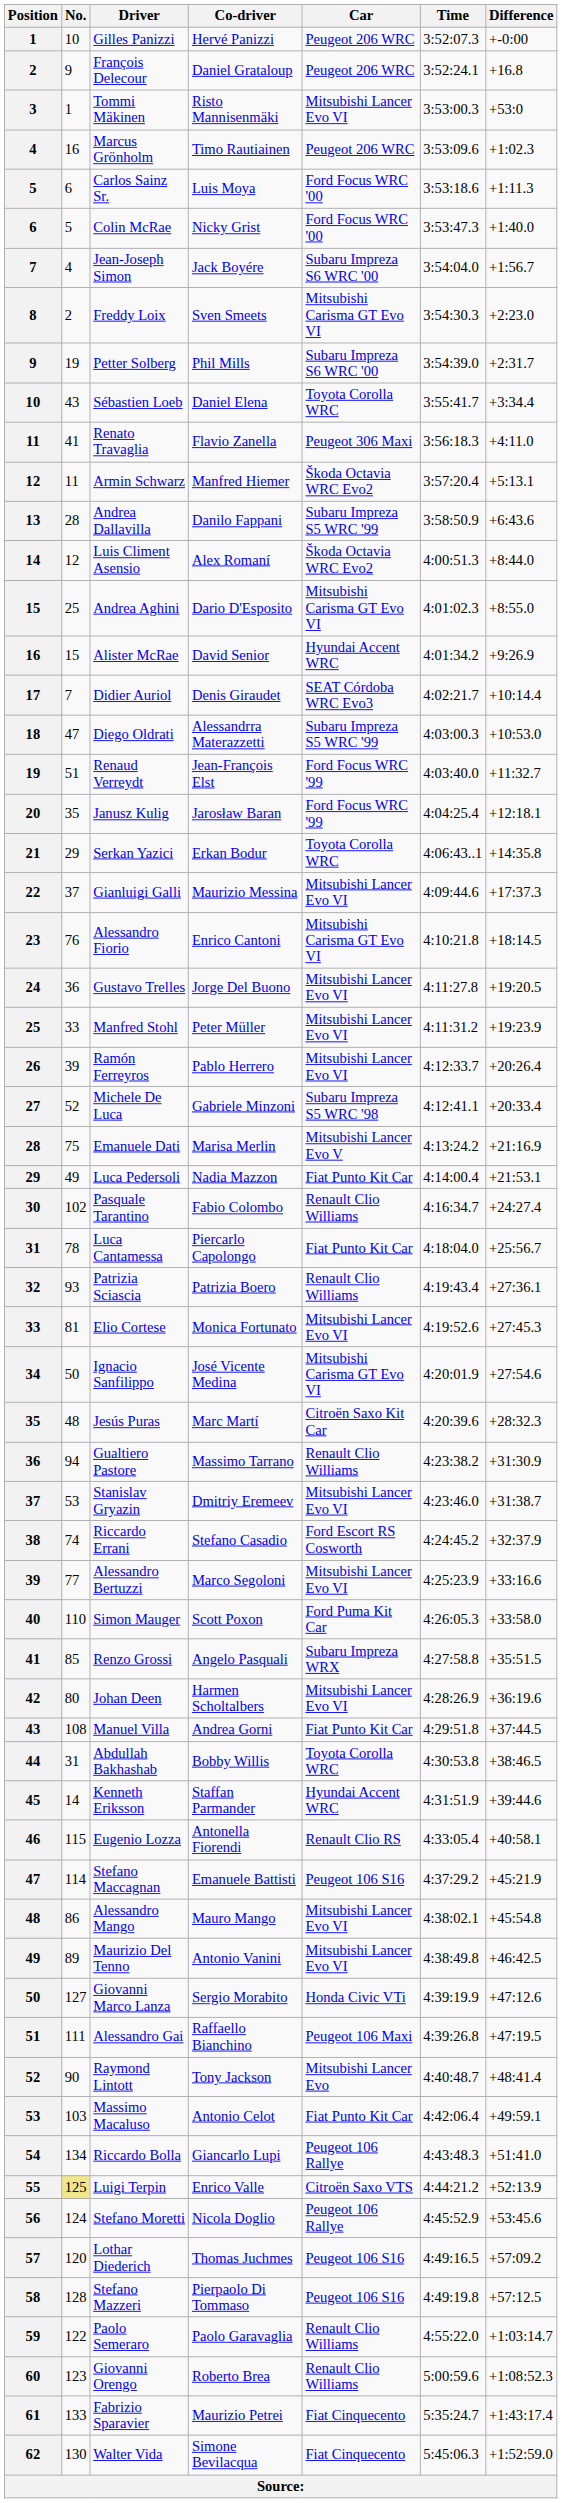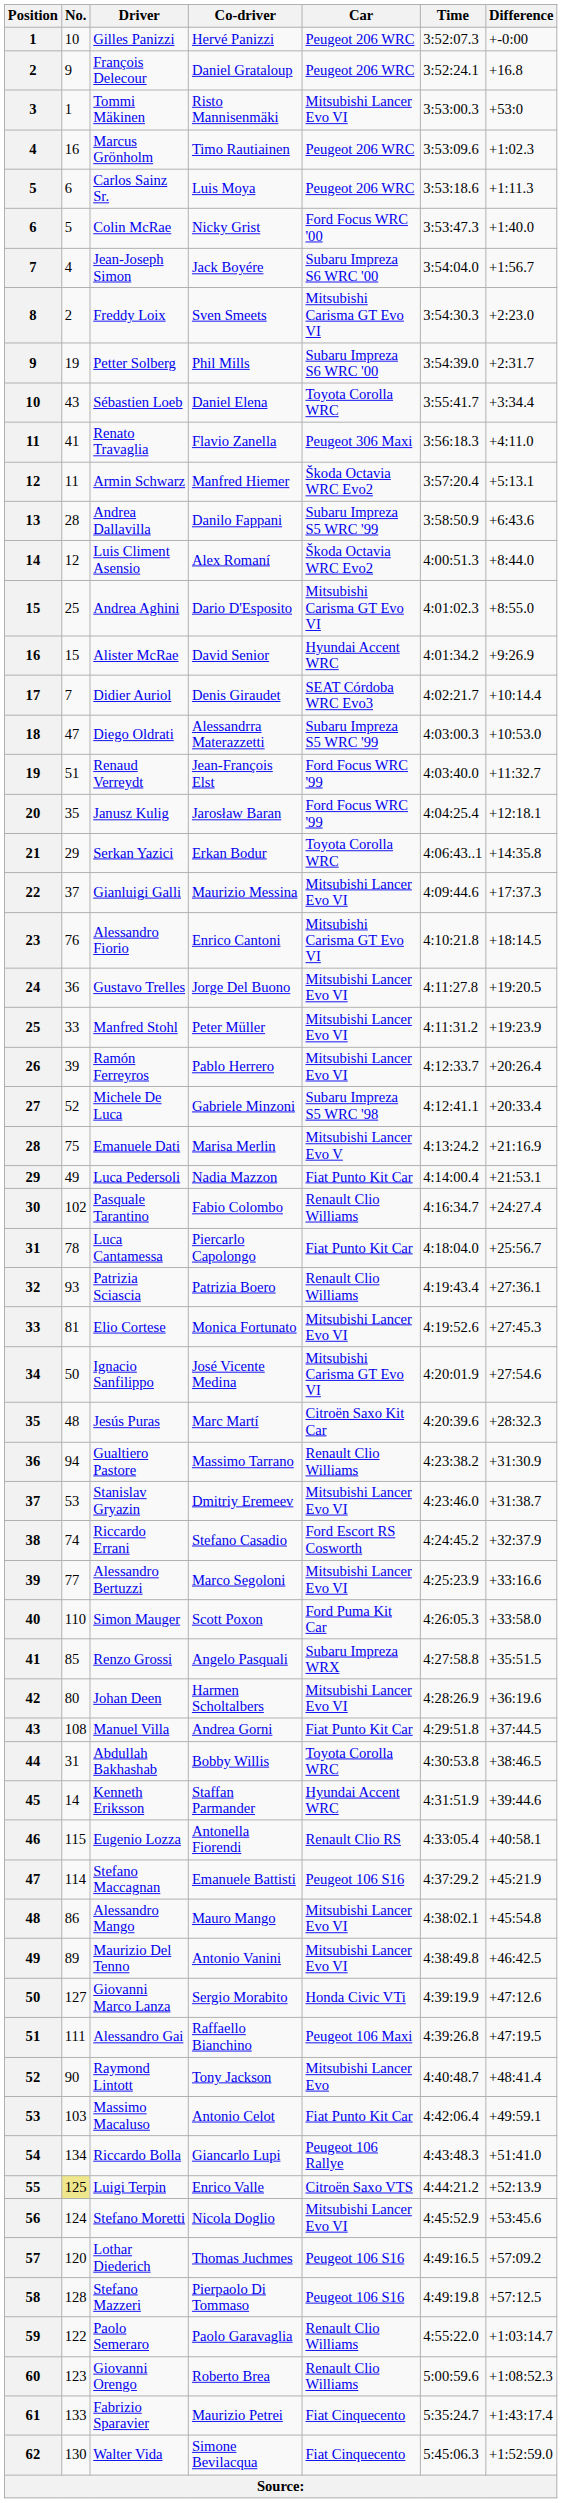(357, 188) Ford Focus WRC '00 -> (360, 188) Peugeot 206 WRC
(342, 2218) Peugeot 106 Rallye -> (359, 2218) Mitsubishi Lancer Evo VI
